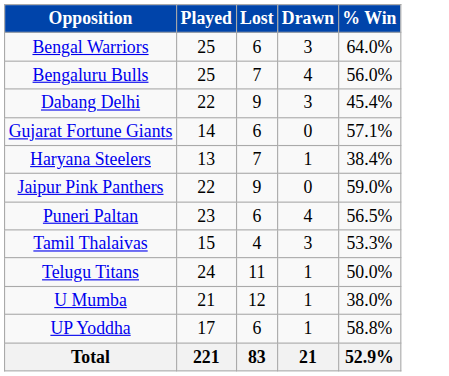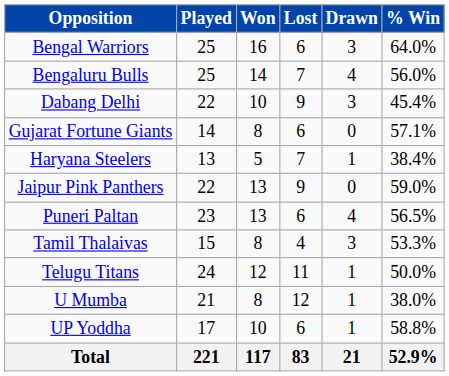+ column: (258, 18)
